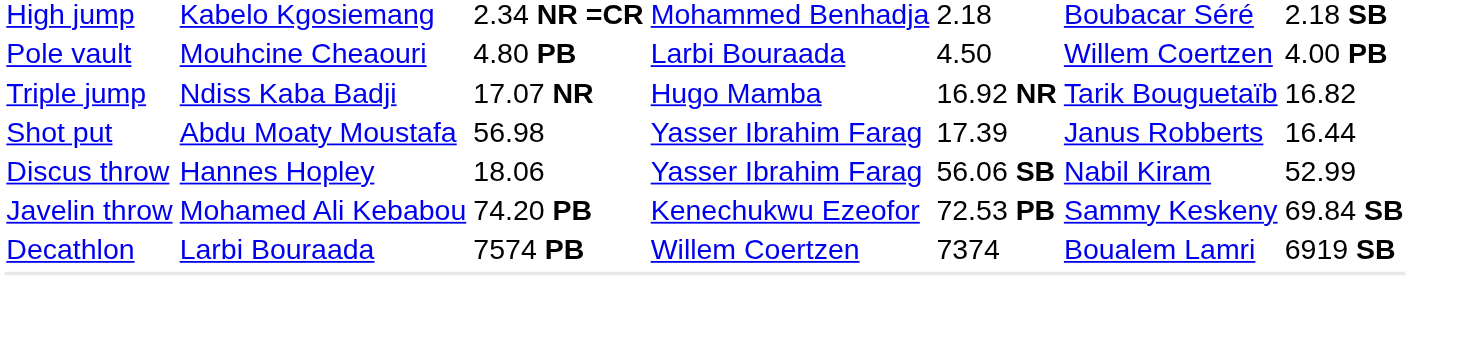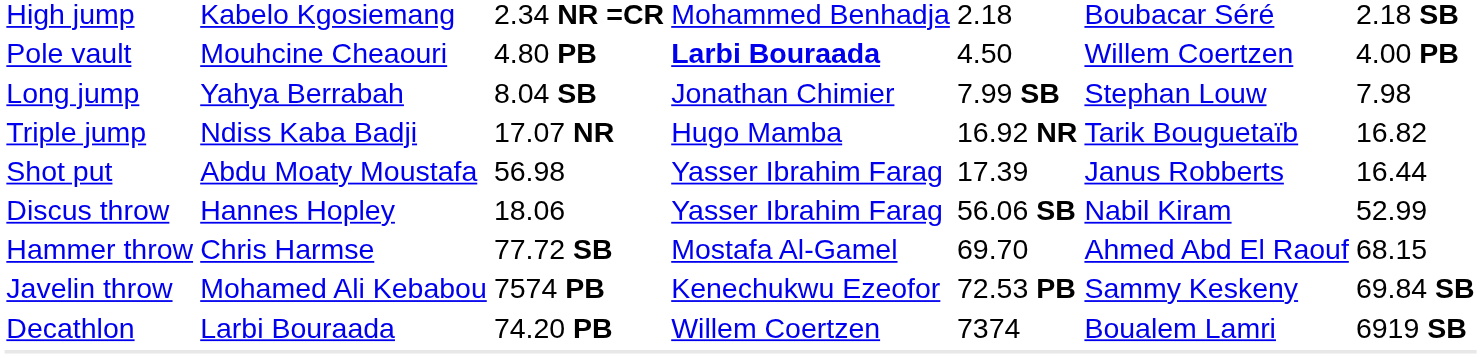(748, 54) normal -> (776, 54) bold
+ row: (73, 93)
+ row: (100, 249)
(533, 210) 74.20 PB -> (549, 289) 7574 PB
(529, 249) 7574 PB -> (553, 328) 74.20 PB
